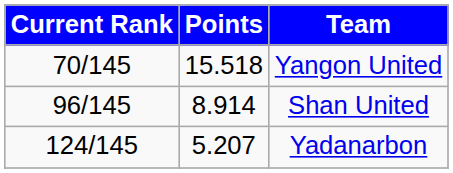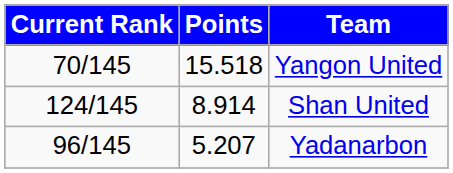(92, 106) 96/145 -> (92, 106) 124/145
(92, 146) 124/145 -> (92, 146) 96/145
